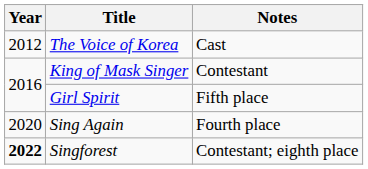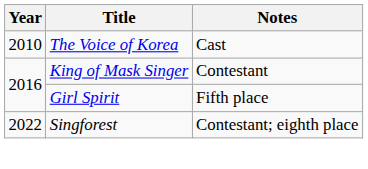(25, 44) 2012 -> (25, 44) 2010
- row: (87, 124)
(25, 151) bold -> (25, 124) normal
